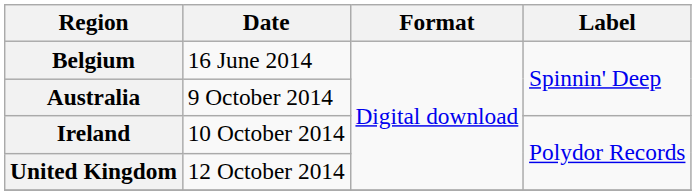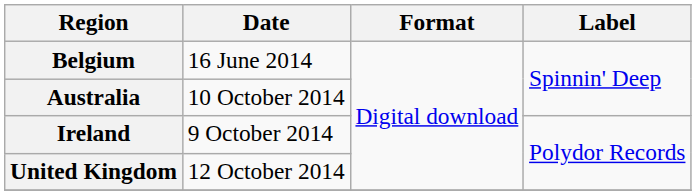(260, 97) 9 October 2014 -> (266, 97) 10 October 2014
(266, 134) 10 October 2014 -> (260, 134) 9 October 2014
